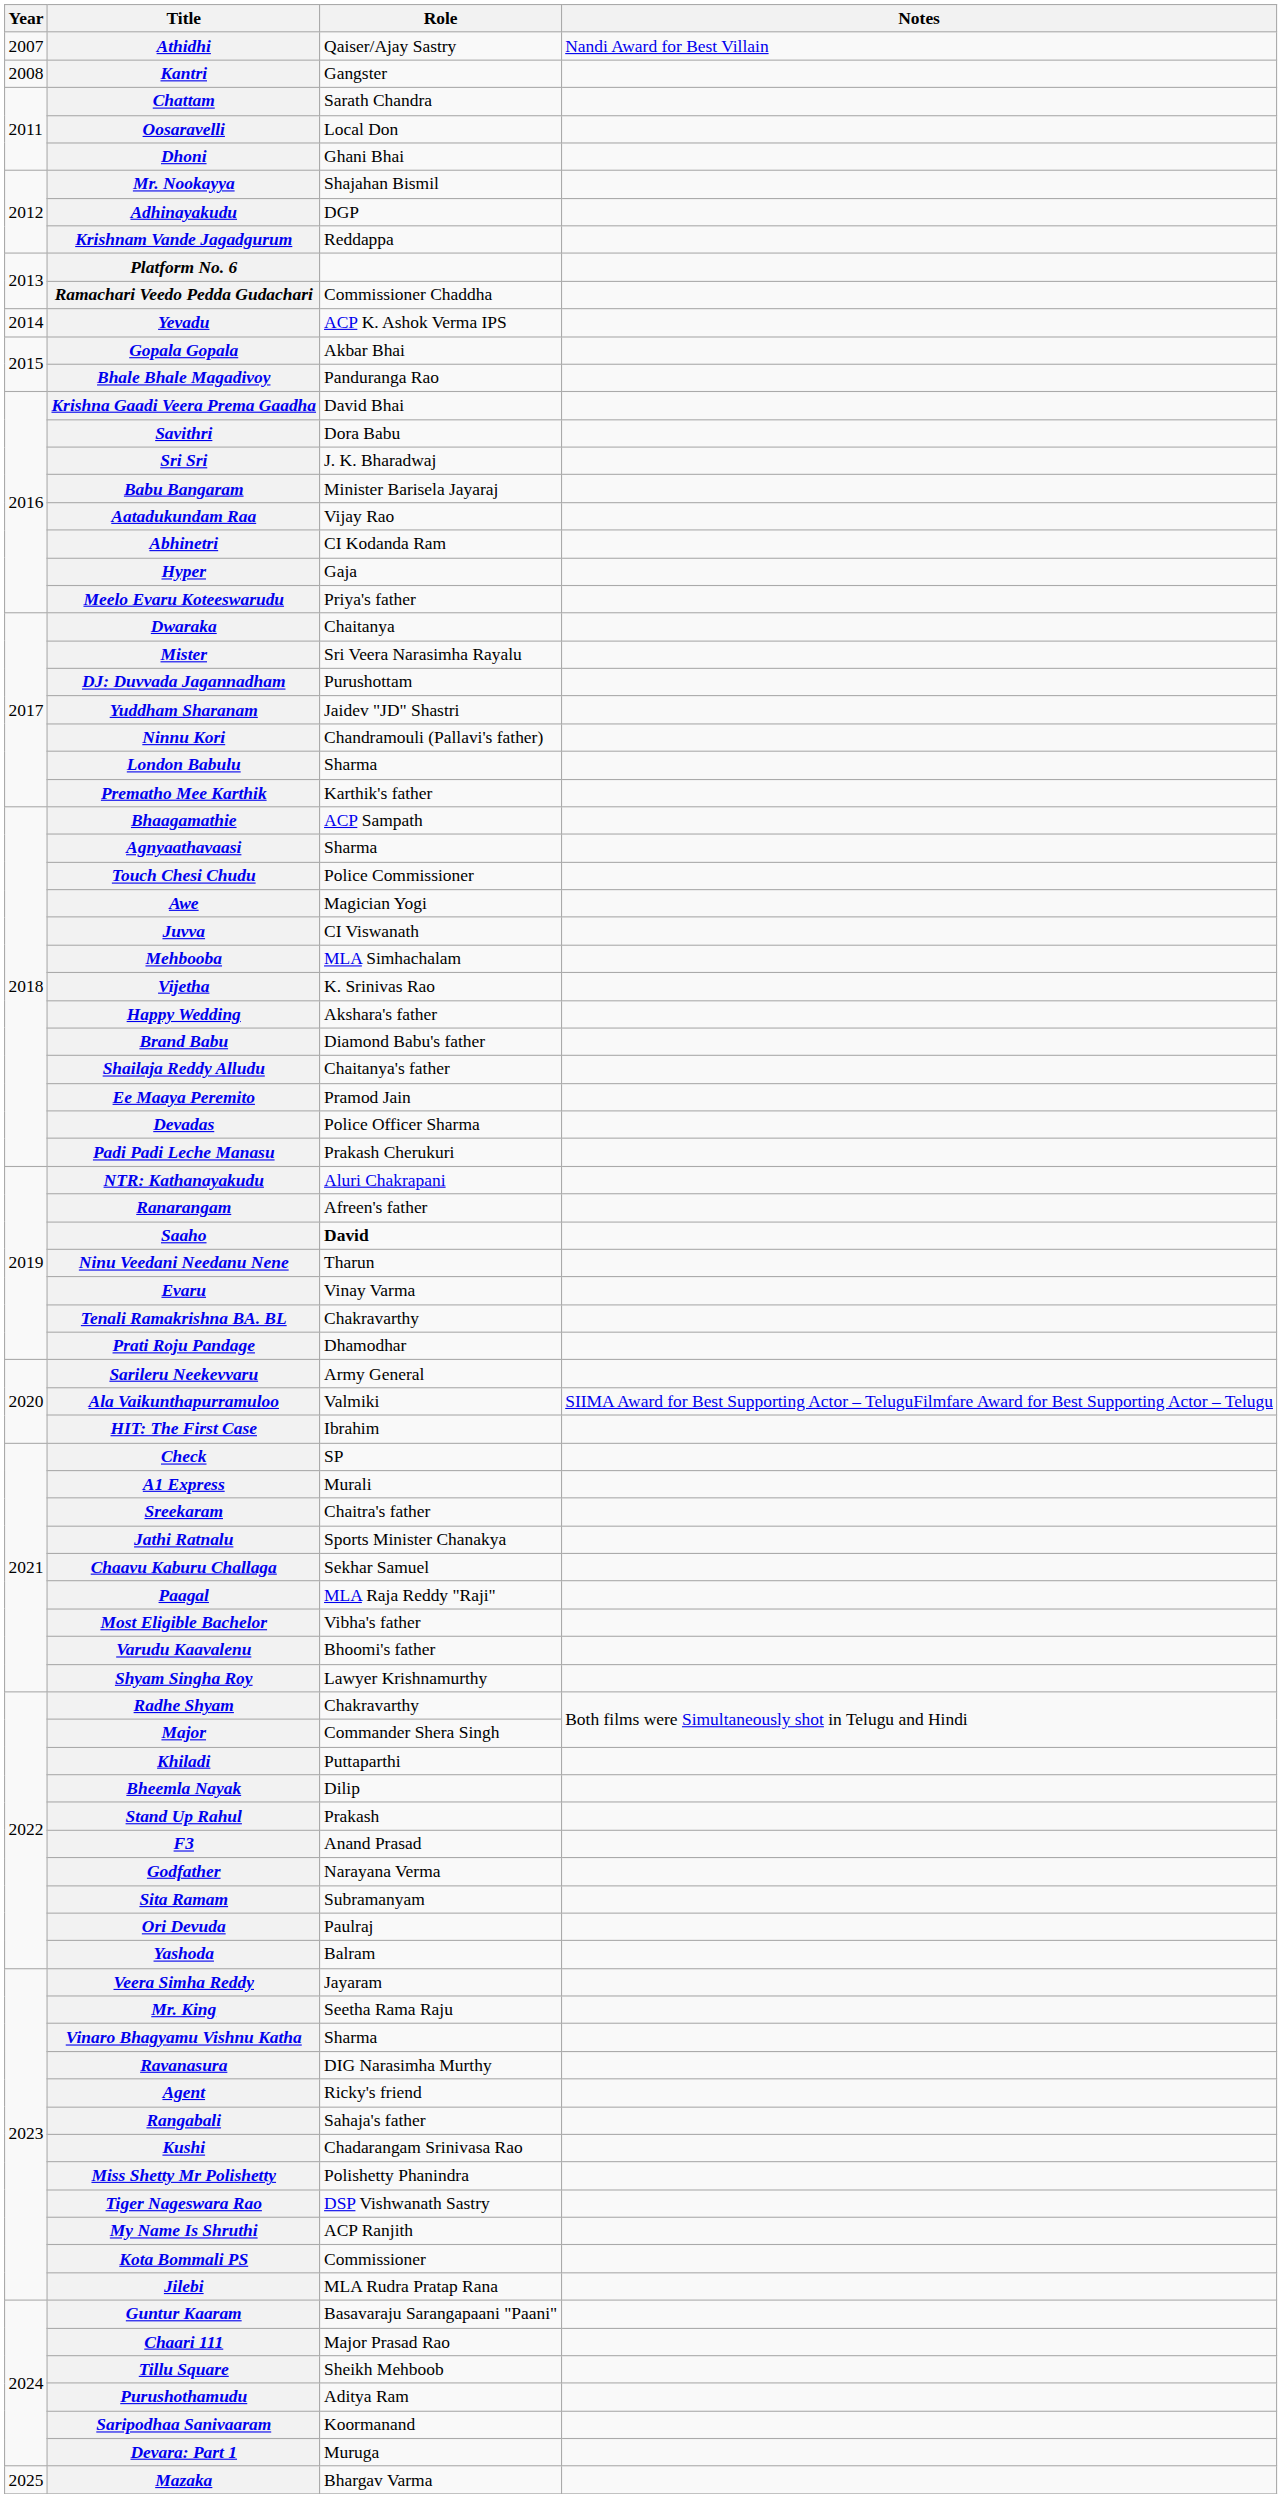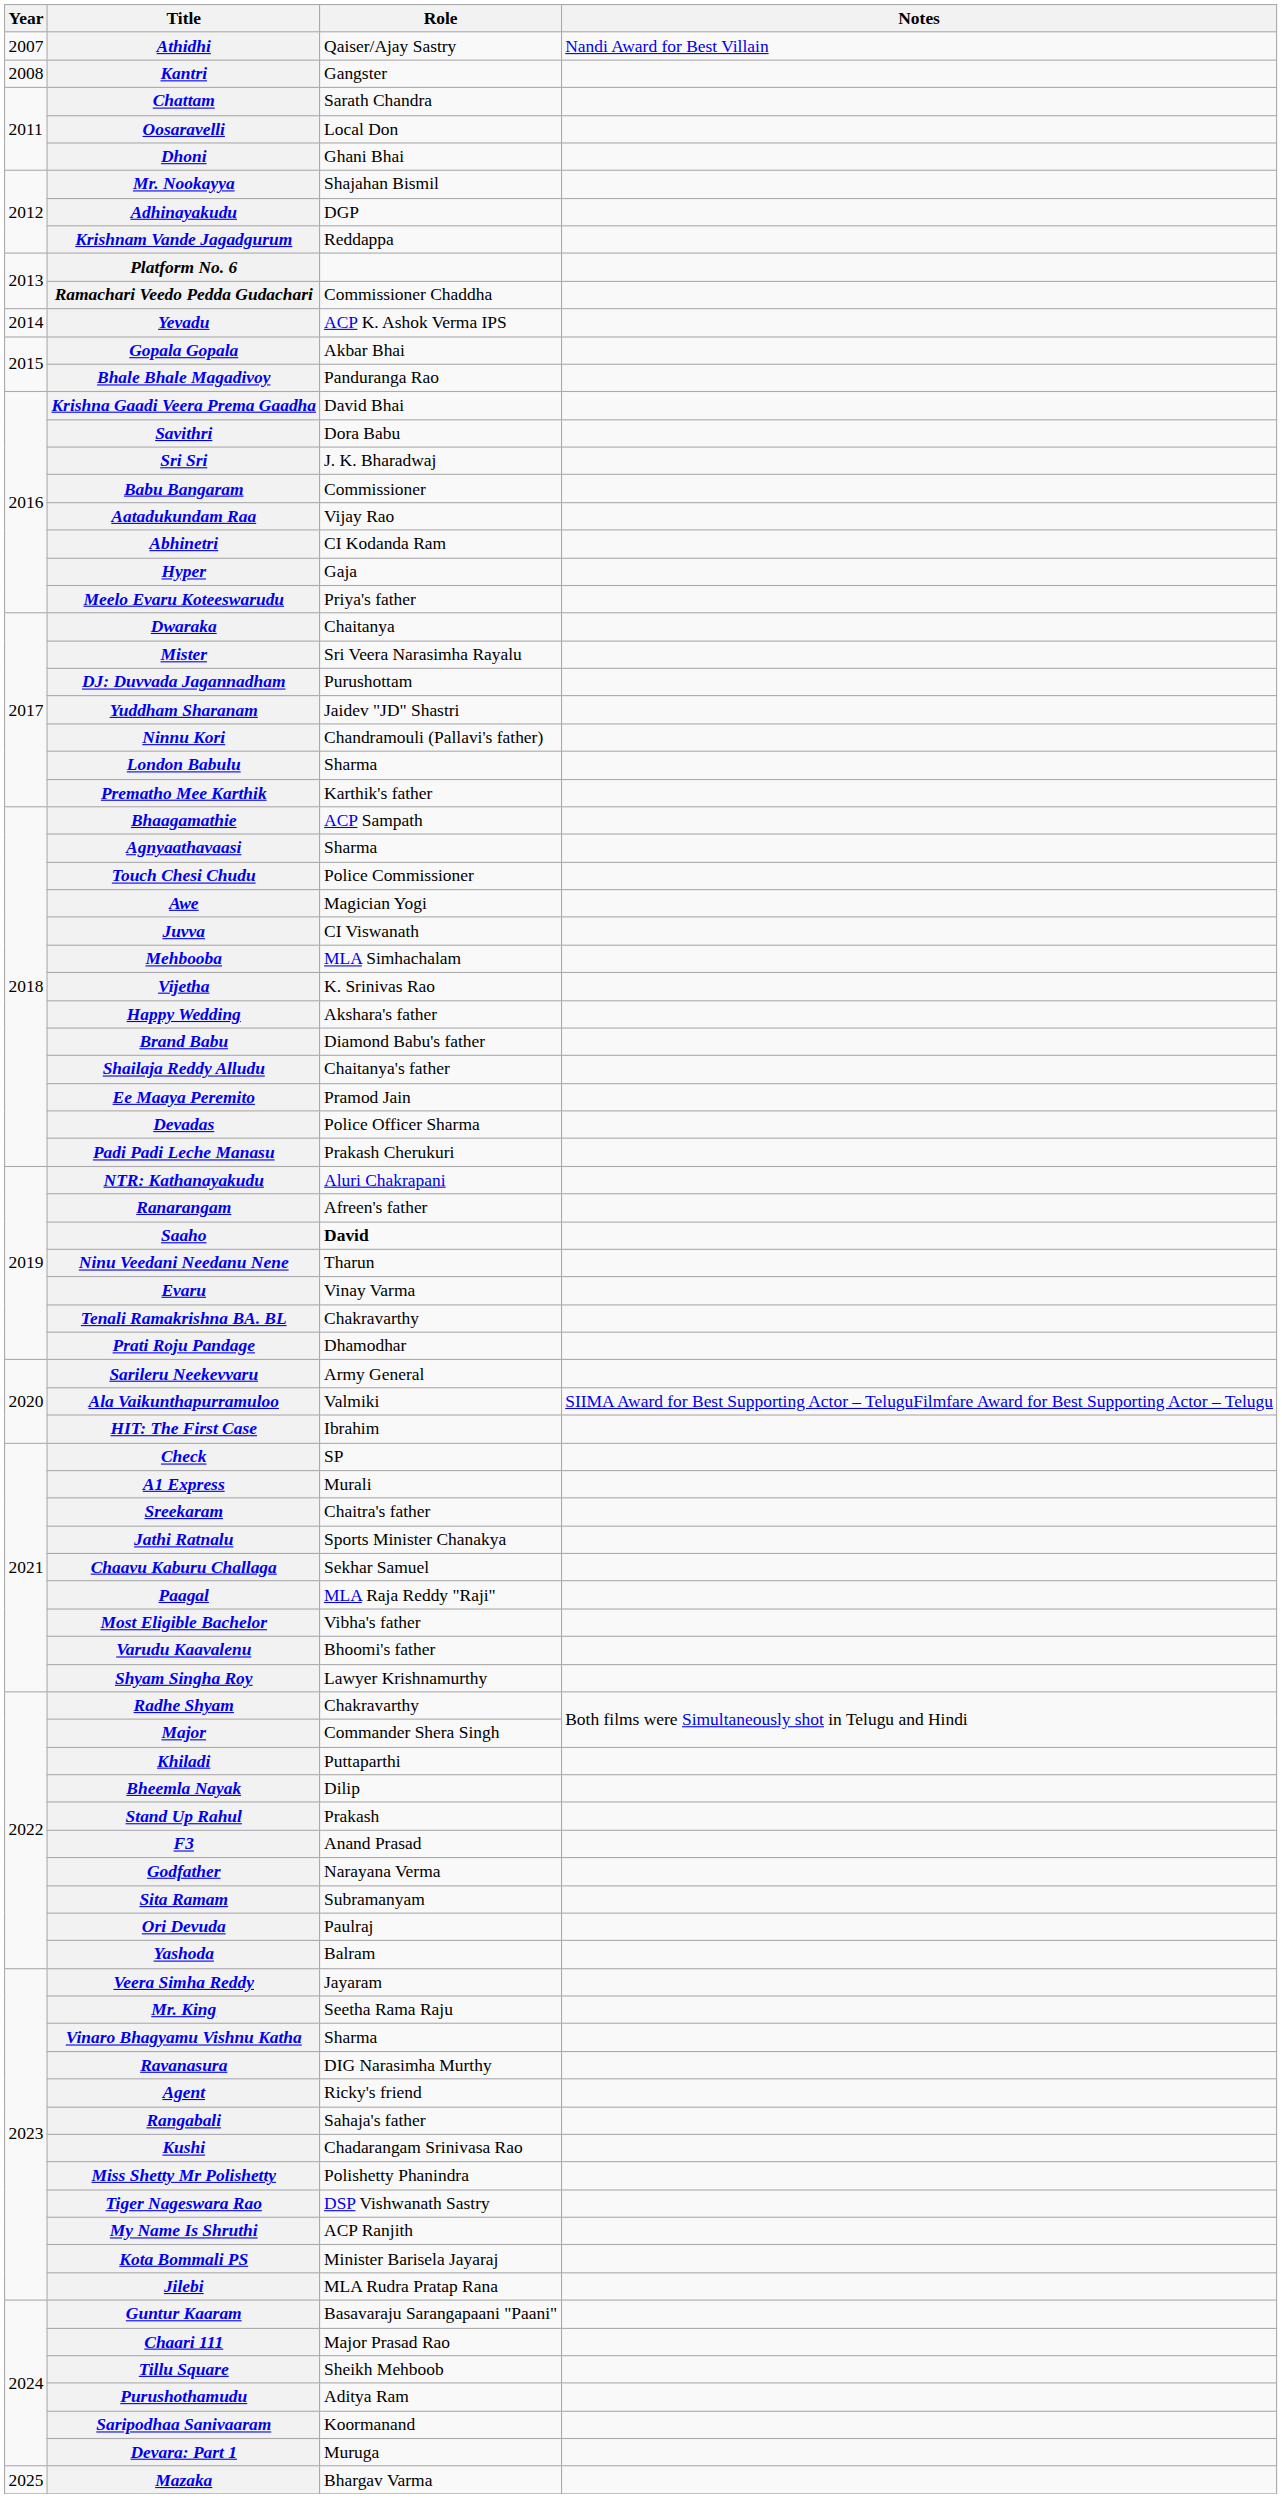(411, 488) Minister Barisela Jayaraj -> (375, 488) Commissioner
(375, 2258) Commissioner -> (411, 2258) Minister Barisela Jayaraj
